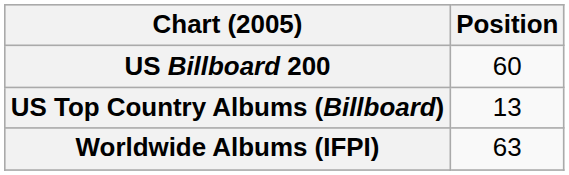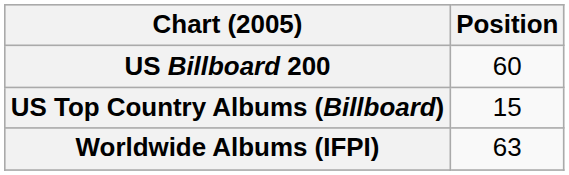(507, 107) 13 -> (507, 107) 15
